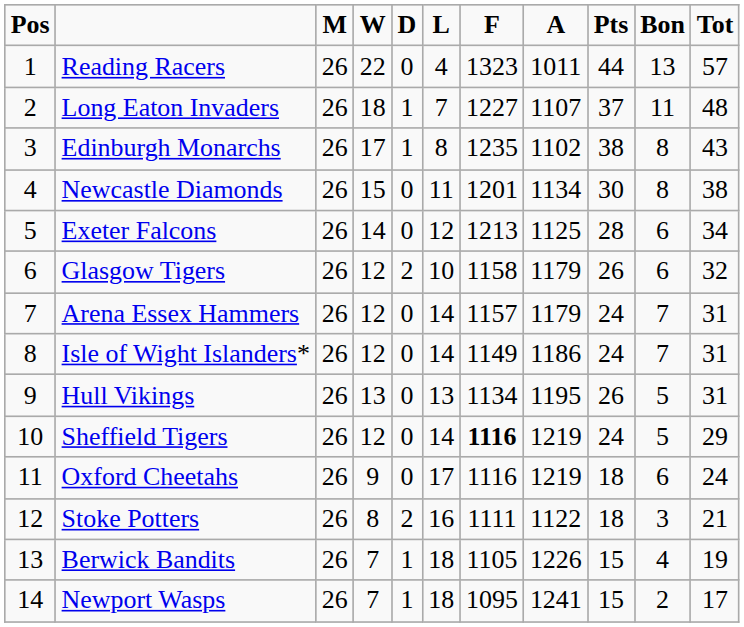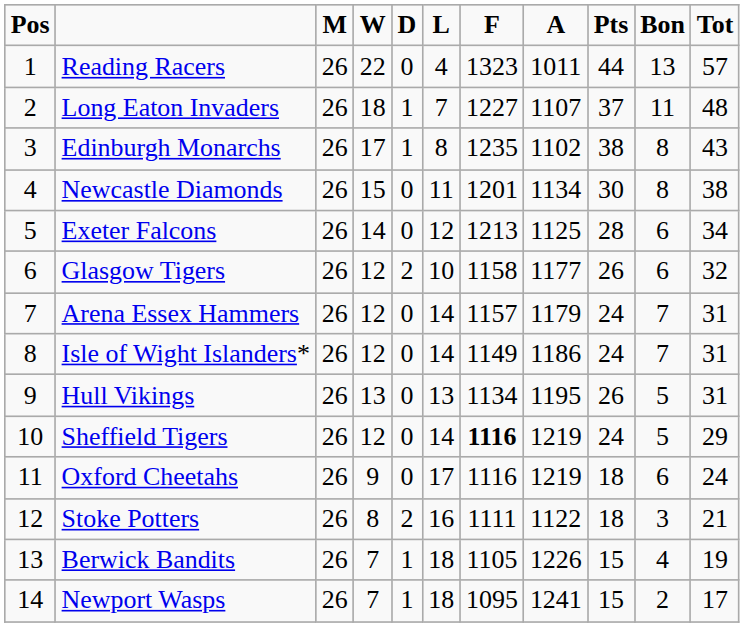(556, 271) 1179 -> (556, 271) 1177
